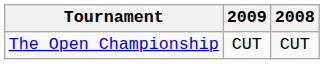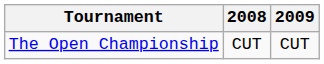columns swapped: (295, 18) <-> (247, 18)
